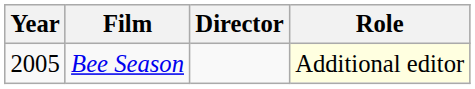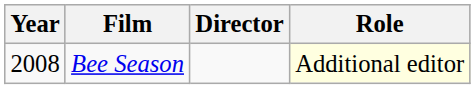(35, 63) 2005 -> (35, 63) 2008
